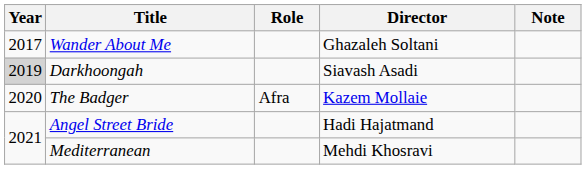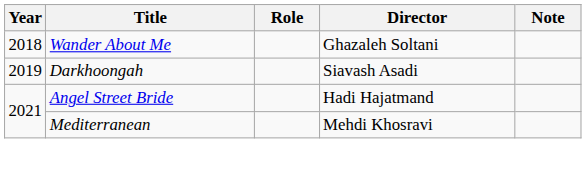(25, 44) 2017 -> (25, 44) 2018
(25, 71) lightgrey background -> (25, 71) no background
- row: (89, 97)
